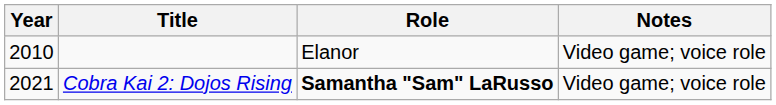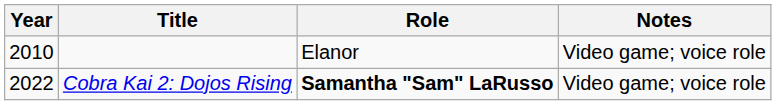(31, 83) 2021 -> (31, 83) 2022
